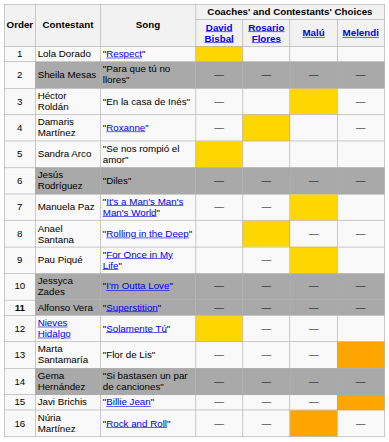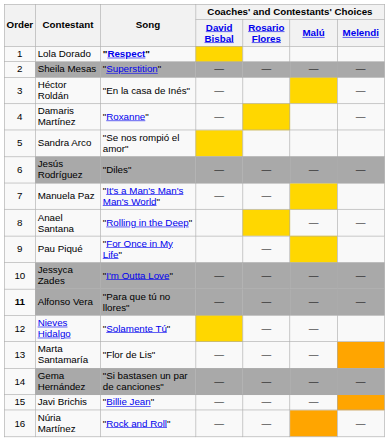(124, 54) normal -> (126, 54) bold
(137, 75) "Para que tú no llores" -> (132, 69) "Superstition"
(132, 307) "Superstition" -> (137, 302) "Para que tú no llores"
